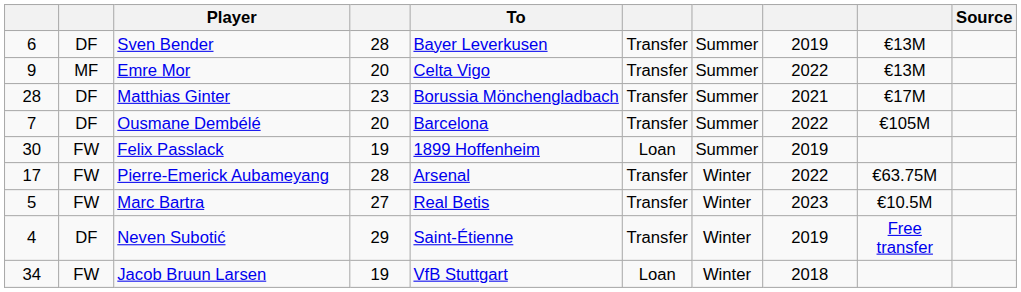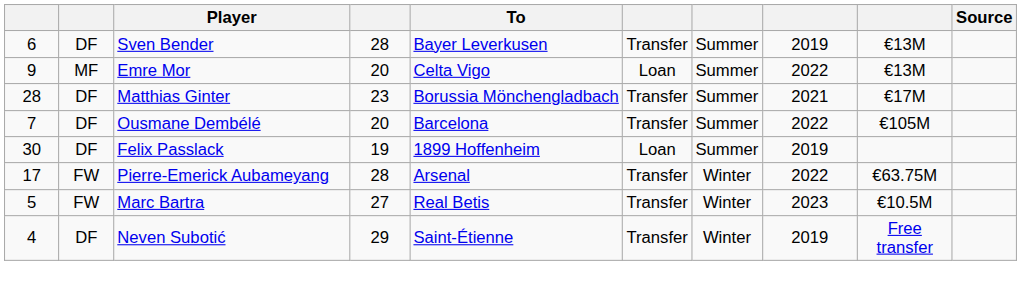(657, 70) Transfer -> (657, 70) Loan
(86, 149) FW -> (86, 149) DF
- row: (192, 273)
